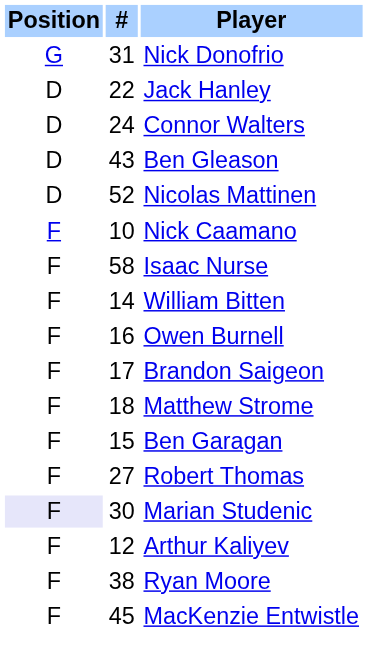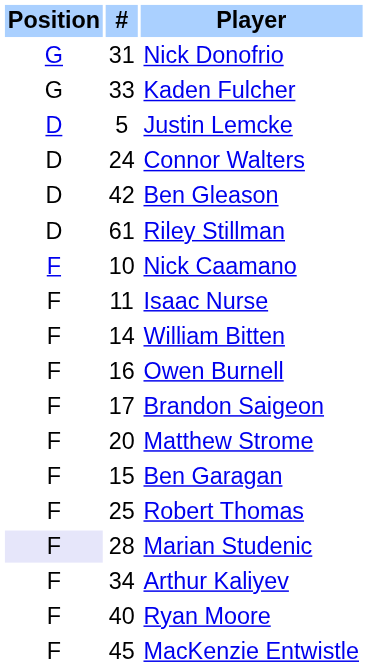+ row: (219, 90)
+ row: (218, 125)
- row: (207, 90)
(122, 160) 43 -> (122, 195) 42
- row: (230, 195)
+ row: (214, 230)
(122, 266) 58 -> (122, 301) 11
(122, 406) 18 -> (122, 441) 20
(122, 476) 27 -> (122, 511) 25
(122, 511) 30 -> (122, 546) 28
(122, 546) 12 -> (122, 581) 34
(122, 581) 38 -> (122, 616) 40
